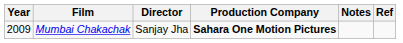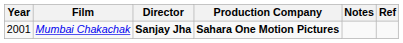(19, 30) 2009 -> (19, 30) 2001
(162, 30) normal -> (163, 30) bold
